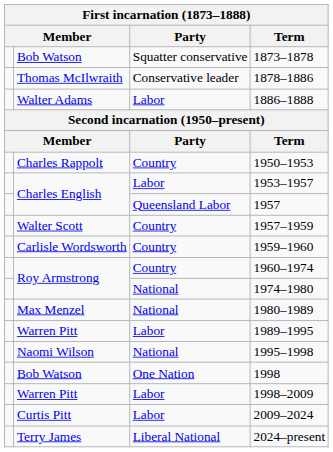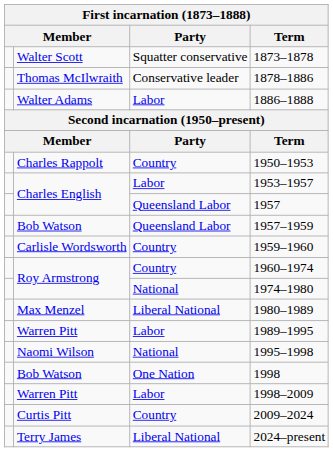(49, 57) Bob Watson -> (50, 57) Walter Scott
(50, 225) Walter Scott -> (49, 225) Bob Watson
(155, 225) Country -> (182, 225) Queensland Labor
(156, 309) National -> (176, 309) Liberal National
(149, 415) Labor -> (155, 415) Country
